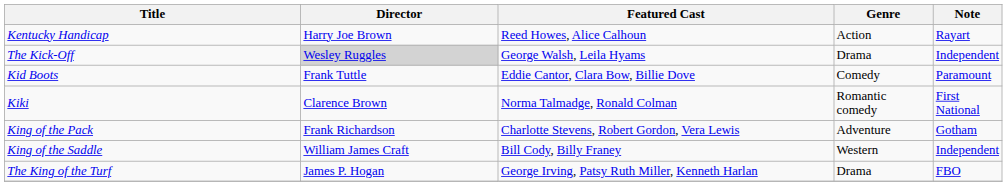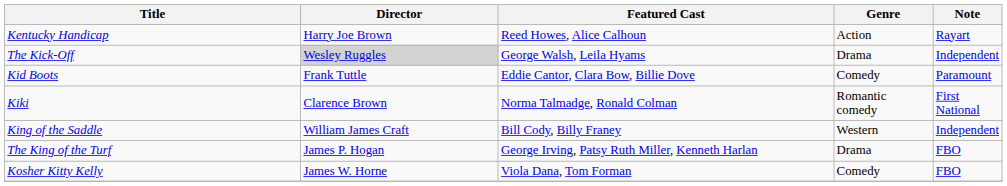- row: (50, 130)
+ row: (55, 171)
